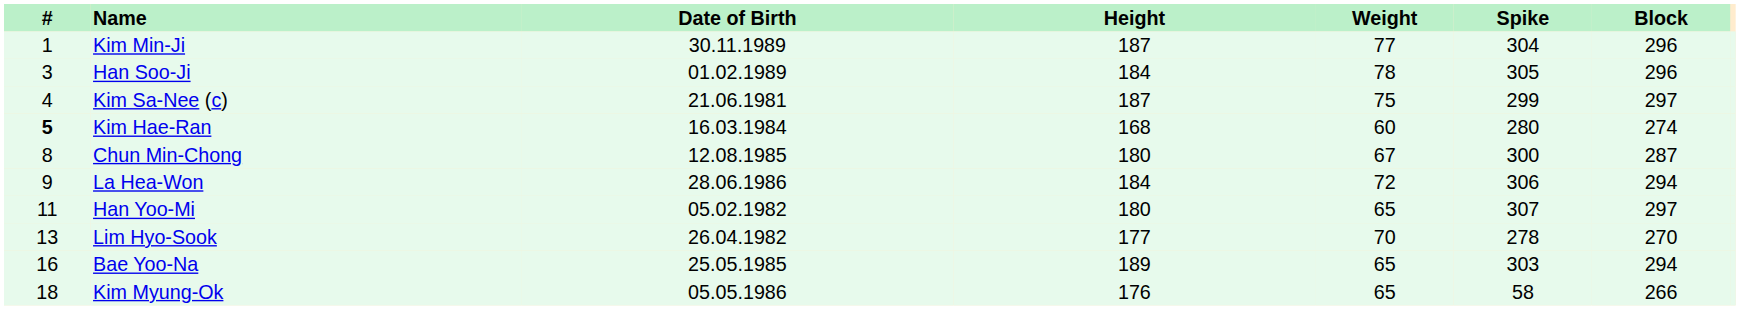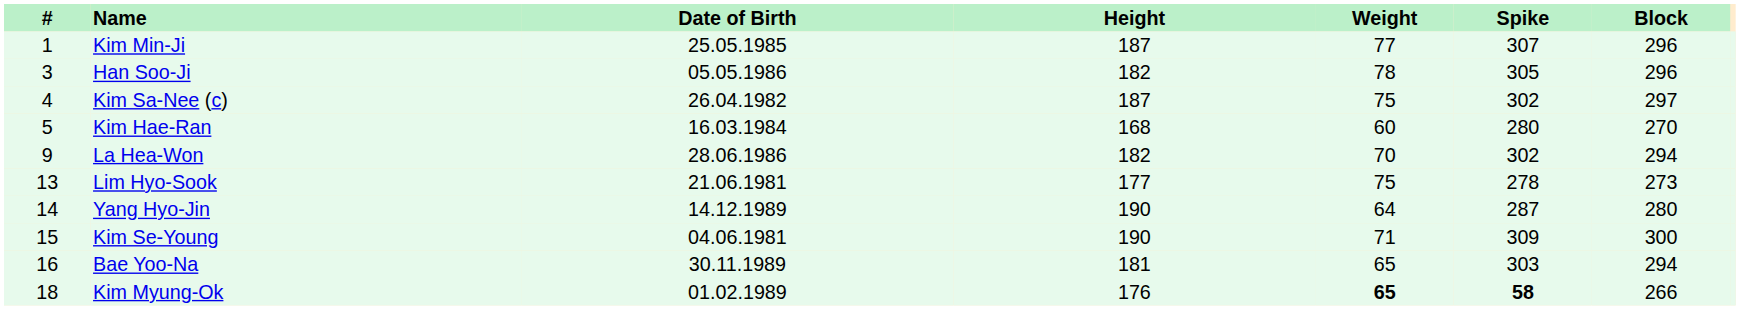(737, 45) 30.11.1989 -> (737, 45) 25.05.1985
(1523, 45) 304 -> (1523, 45) 307
(737, 72) 01.02.1989 -> (737, 72) 05.05.1986
(1134, 72) 184 -> (1134, 72) 182
(737, 100) 21.06.1981 -> (737, 100) 26.04.1982
(1523, 100) 299 -> (1523, 100) 302
(47, 127) bold -> (47, 127) normal
(1661, 127) 274 -> (1661, 127) 270
- row: (168, 155)
(1134, 182) 184 -> (1134, 155) 182
(1385, 182) 72 -> (1385, 155) 70
(1523, 182) 306 -> (1523, 155) 302
- row: (144, 210)
(737, 237) 26.04.1982 -> (737, 182) 21.06.1981
(1385, 237) 70 -> (1385, 182) 75
(1661, 237) 270 -> (1661, 182) 273
+ row: (151, 210)
+ row: (156, 237)
(737, 264) 25.05.1985 -> (737, 264) 30.11.1989
(1134, 264) 189 -> (1134, 264) 181
(737, 292) 05.05.1986 -> (737, 292) 01.02.1989
(1385, 292) normal -> (1385, 292) bold
(1523, 292) normal -> (1523, 292) bold
